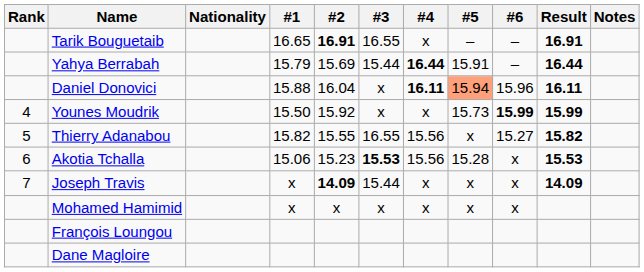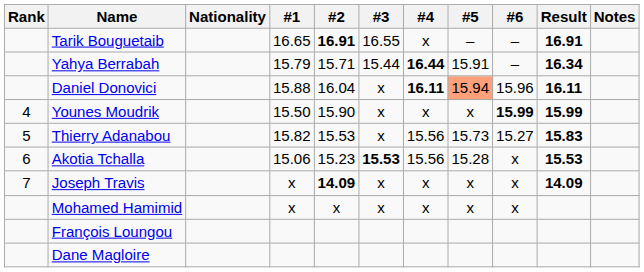(336, 64) 15.69 -> (336, 64) 15.71
(564, 64) 16.44 -> (564, 64) 16.34
(336, 112) 15.92 -> (336, 112) 15.90
(470, 112) 15.73 -> (470, 112) x
(336, 136) 15.55 -> (336, 136) 15.53
(381, 136) 16.55 -> (381, 136) x
(470, 136) x -> (470, 136) 15.73
(564, 136) 15.82 -> (564, 136) 15.83
(381, 183) 15.44 -> (381, 183) x
